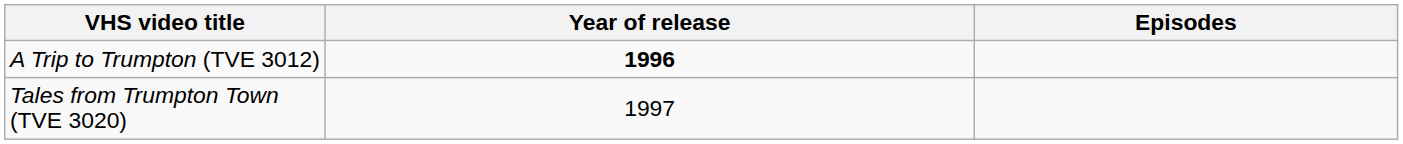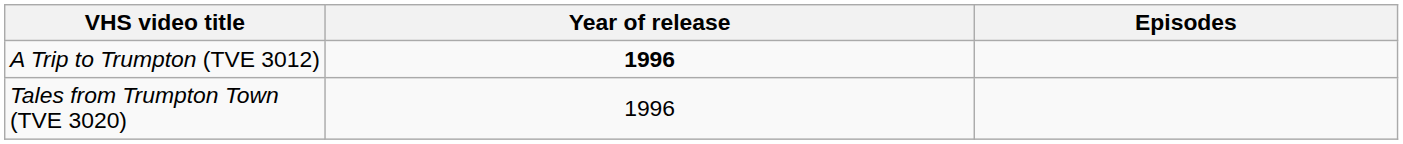(650, 108) 1997 -> (650, 108) 1996
